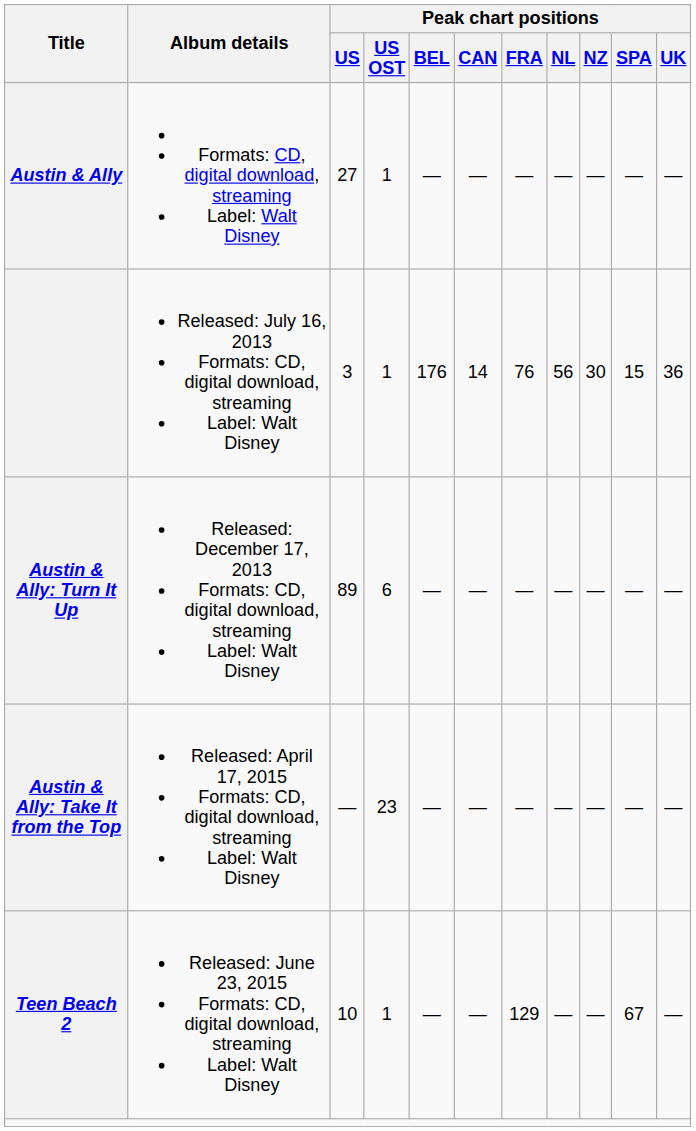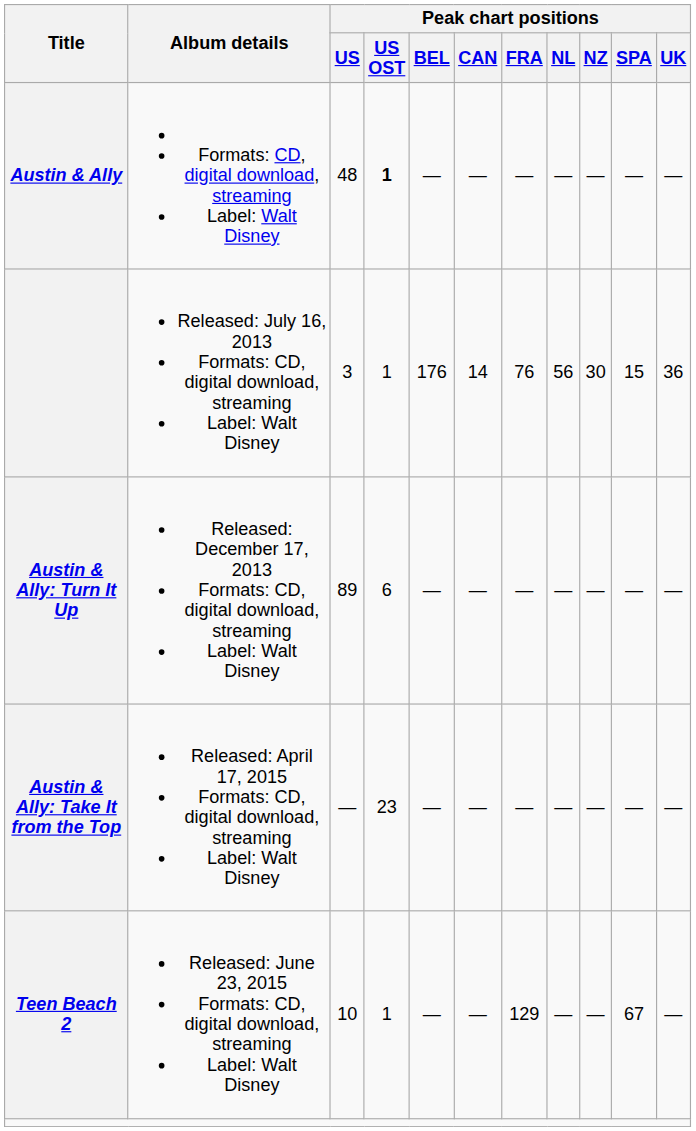(347, 175) 27 -> (347, 175) 48
(387, 175) normal -> (387, 175) bold
